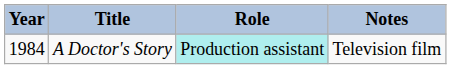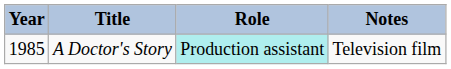(27, 49) 1984 -> (27, 49) 1985
